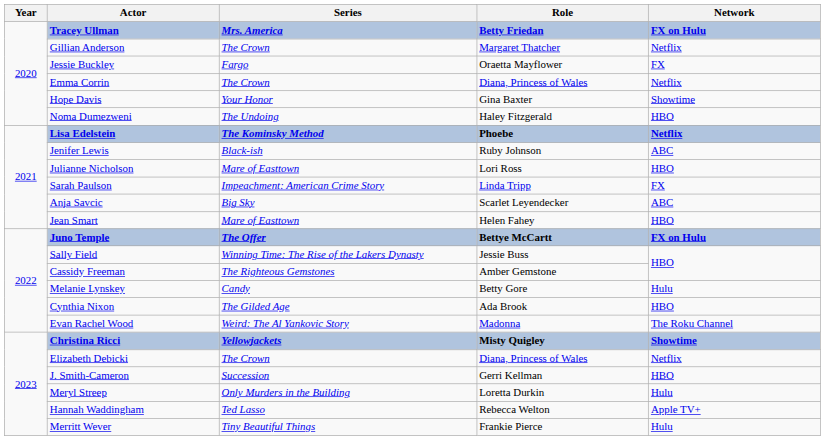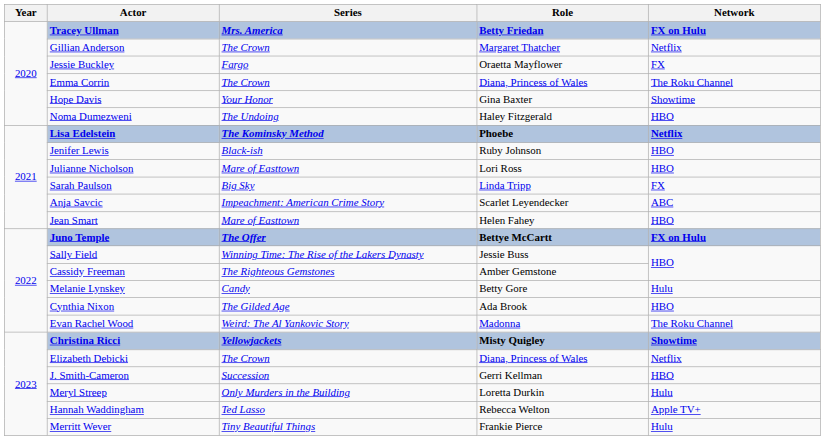(666, 82) Netflix -> (692, 82) The Roku Channel
(662, 151) ABC -> (662, 151) HBO
(303, 185) Impeachment: American Crime Story -> (238, 185) Big Sky
(238, 202) Big Sky -> (303, 202) Impeachment: American Crime Story
